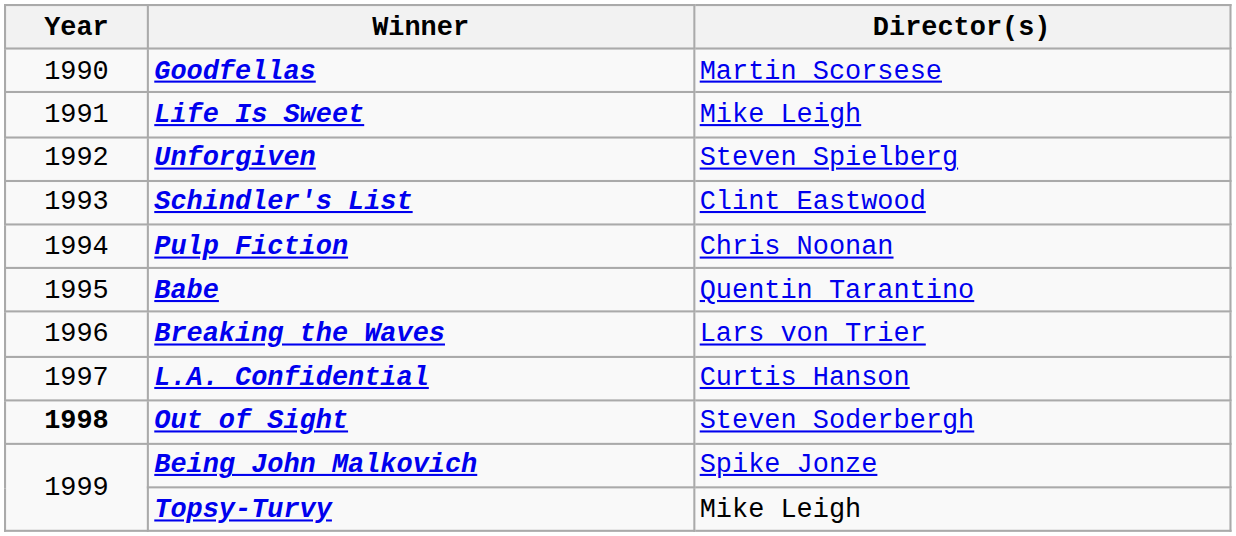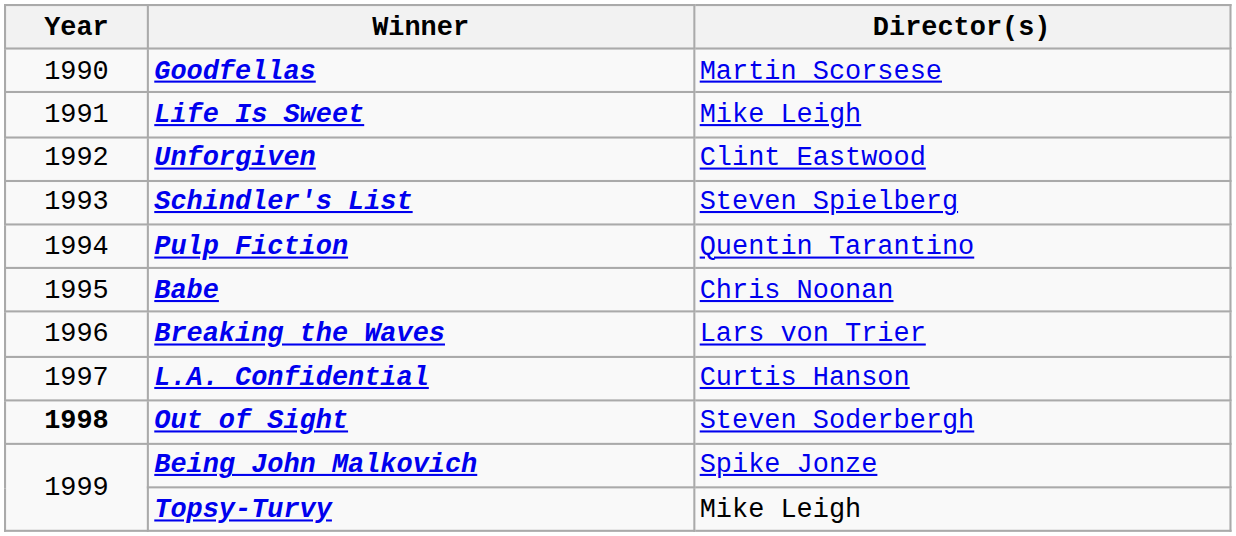(829, 159) Steven Spielberg -> (813, 159) Clint Eastwood
(813, 202) Clint Eastwood -> (829, 202) Steven Spielberg
(797, 246) Chris Noonan -> (837, 246) Quentin Tarantino
(837, 290) Quentin Tarantino -> (797, 290) Chris Noonan
